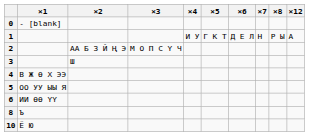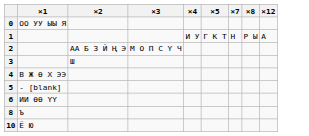- column: (242, 11)
(40, 23) - [blank] -> (43, 23) ОО УУ ЫЫ Я
(43, 87) ОО УУ ЫЫ Я -> (40, 87) - [blank]
